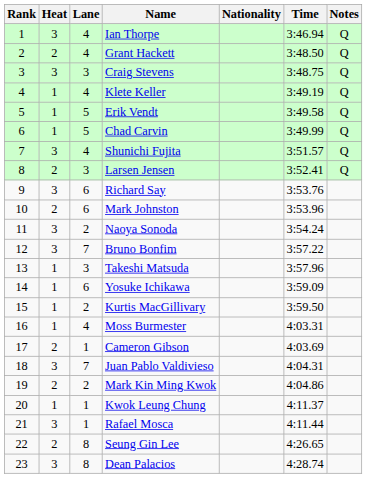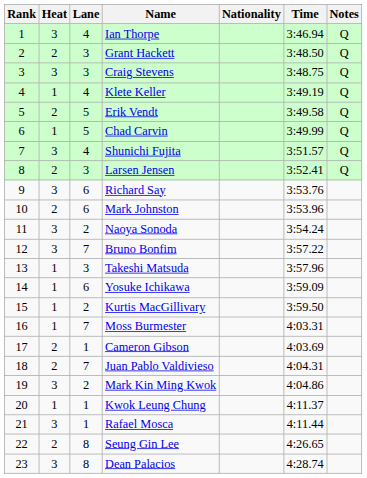(86, 53) 4 -> (86, 53) 3
(54, 111) 1 -> (54, 111) 2
(86, 326) 4 -> (86, 326) 7
(54, 365) 3 -> (54, 365) 2
(54, 385) 2 -> (54, 385) 3
